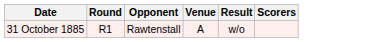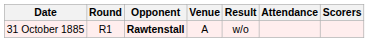+ column: (290, 12)
(154, 29) normal -> (156, 29) bold
